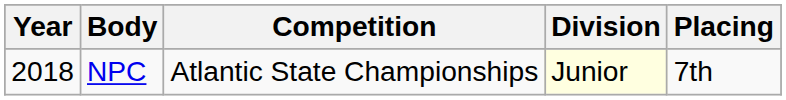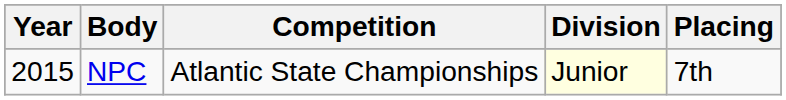(43, 71) 2018 -> (43, 71) 2015
